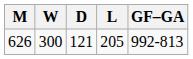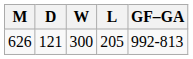columns swapped: (51, 16) <-> (81, 16)
